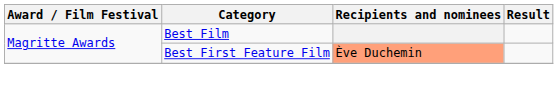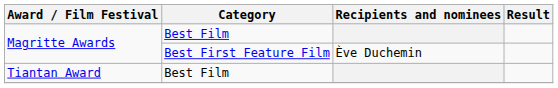(379, 53) lightsalmon background -> (379, 53) no background
+ row: (54, 73)
